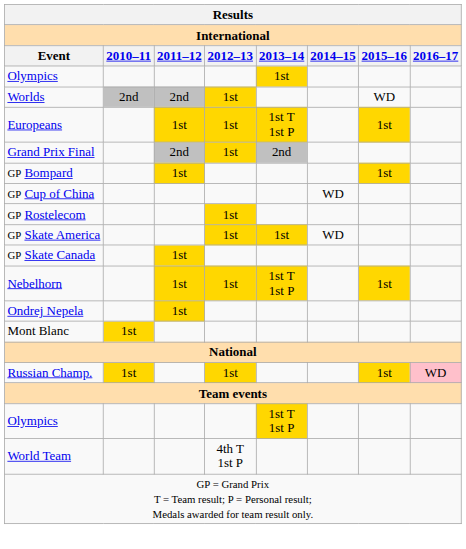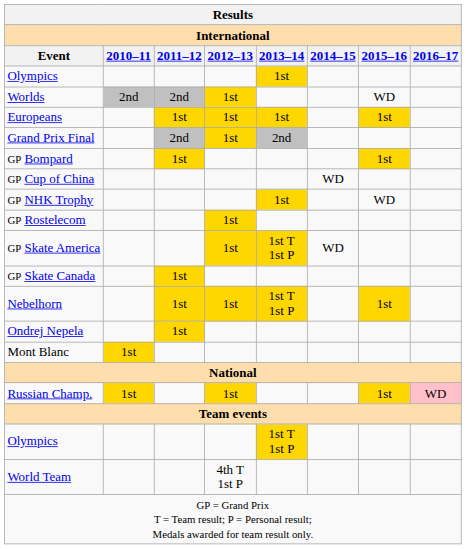(282, 124) 1st T 1st P -> (282, 117) 1st
+ row: (50, 199)
(282, 234) 1st -> (282, 248) 1st T 1st P
